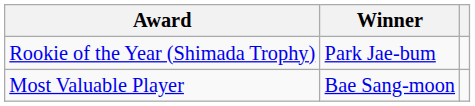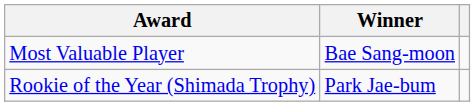rows swapped: (97, 85) <-> (162, 52)
